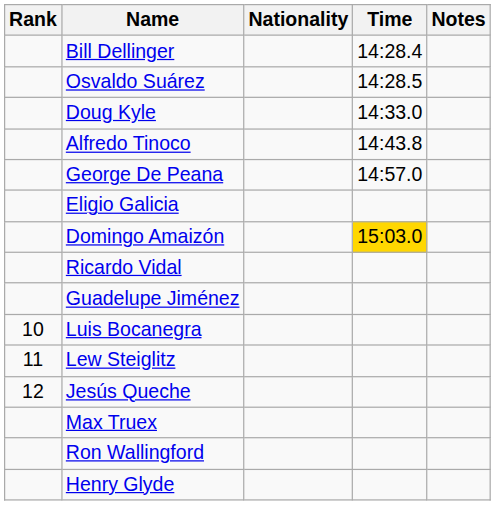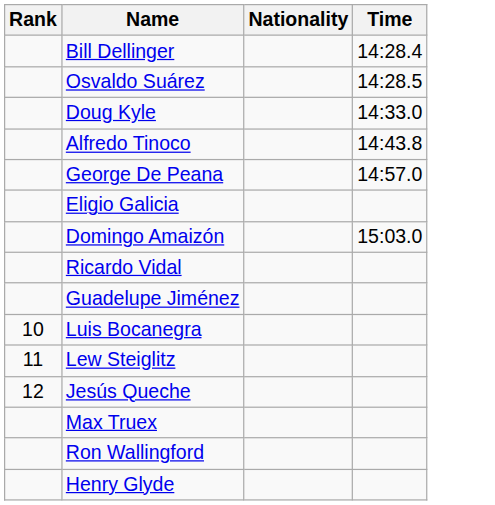- column: (458, 19)
(390, 236) gold background -> (390, 236) no background
